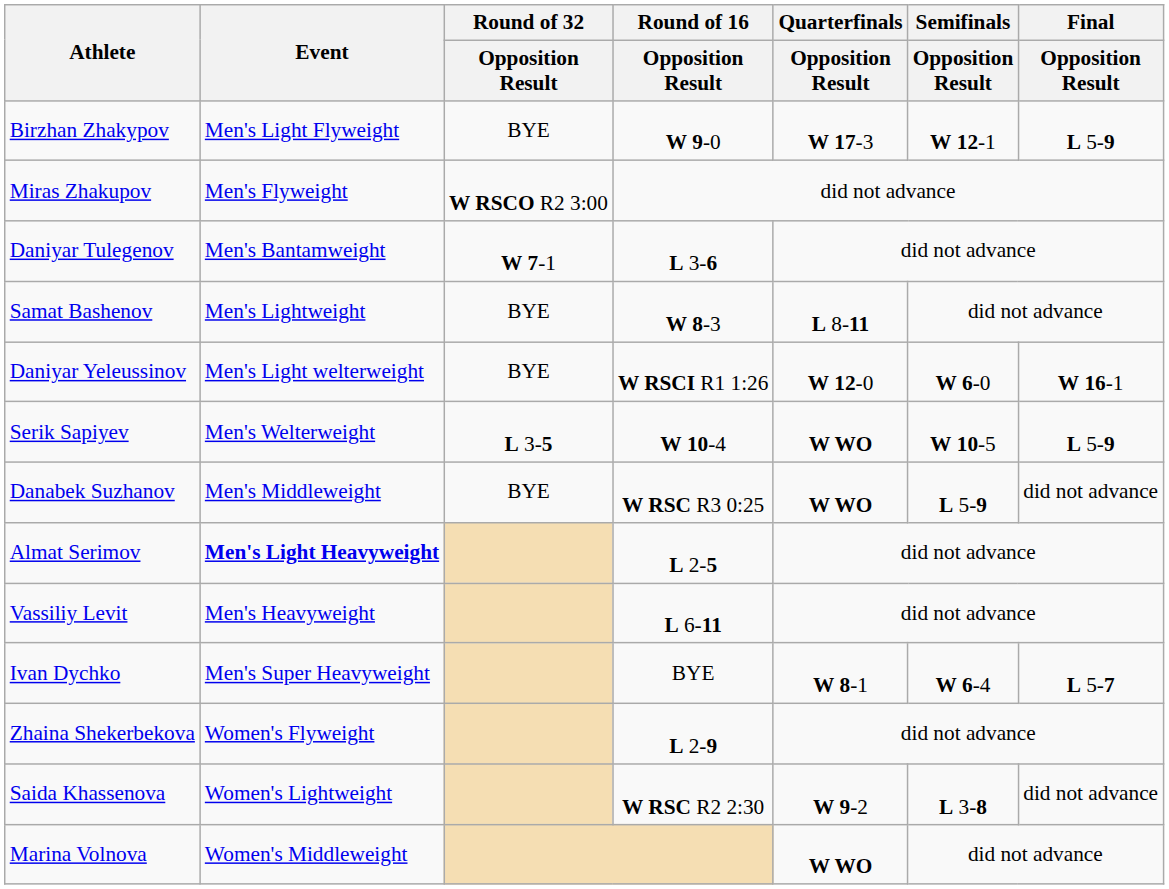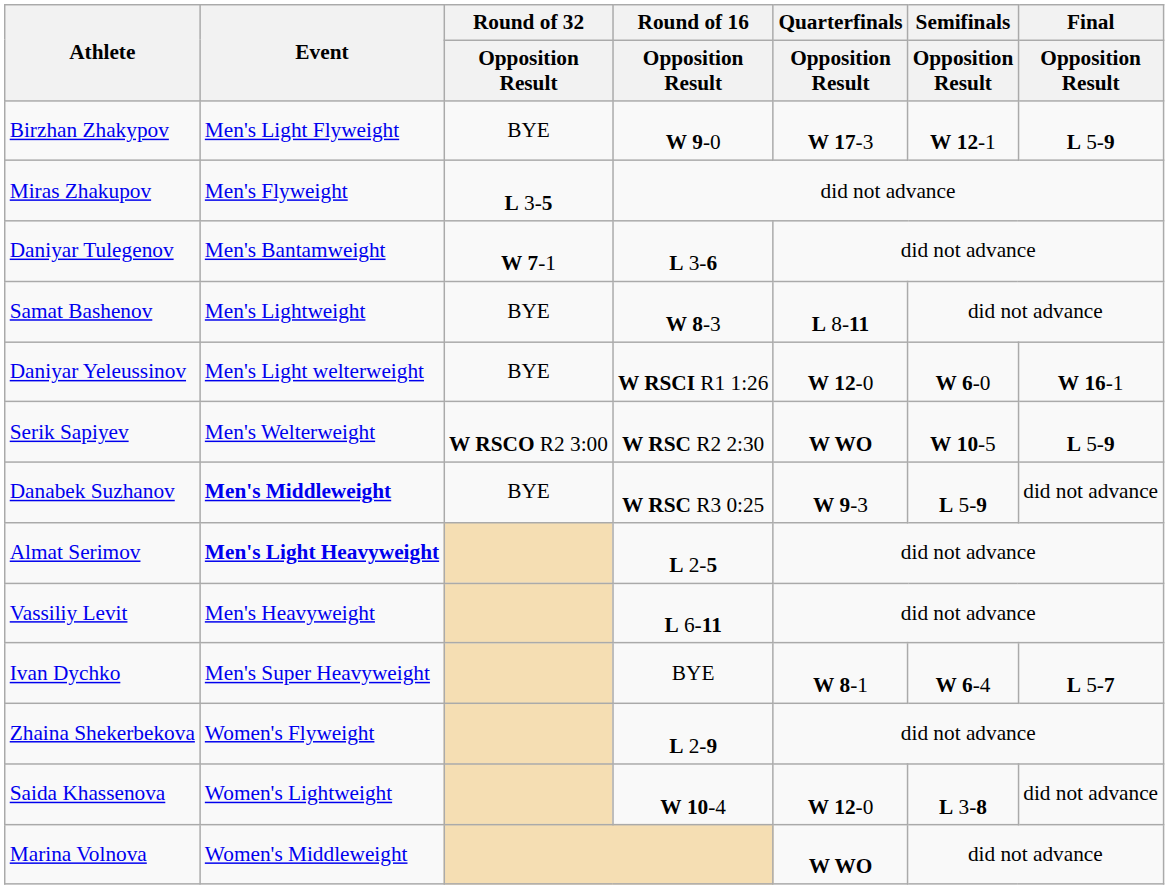(529, 203) W RSCO R2 3:00 -> (528, 203) L 3-5
(528, 444) L 3-5 -> (529, 444) W RSCO R2 3:00
(693, 444) W 10-4 -> (693, 444) W RSC R2 2:30
(293, 492) normal -> (298, 492) bold
(841, 504) W WO -> (841, 504) W 9-3
(693, 806) W RSC R2 2:30 -> (693, 806) W 10-4
(841, 806) W 9-2 -> (841, 806) W 12-0
